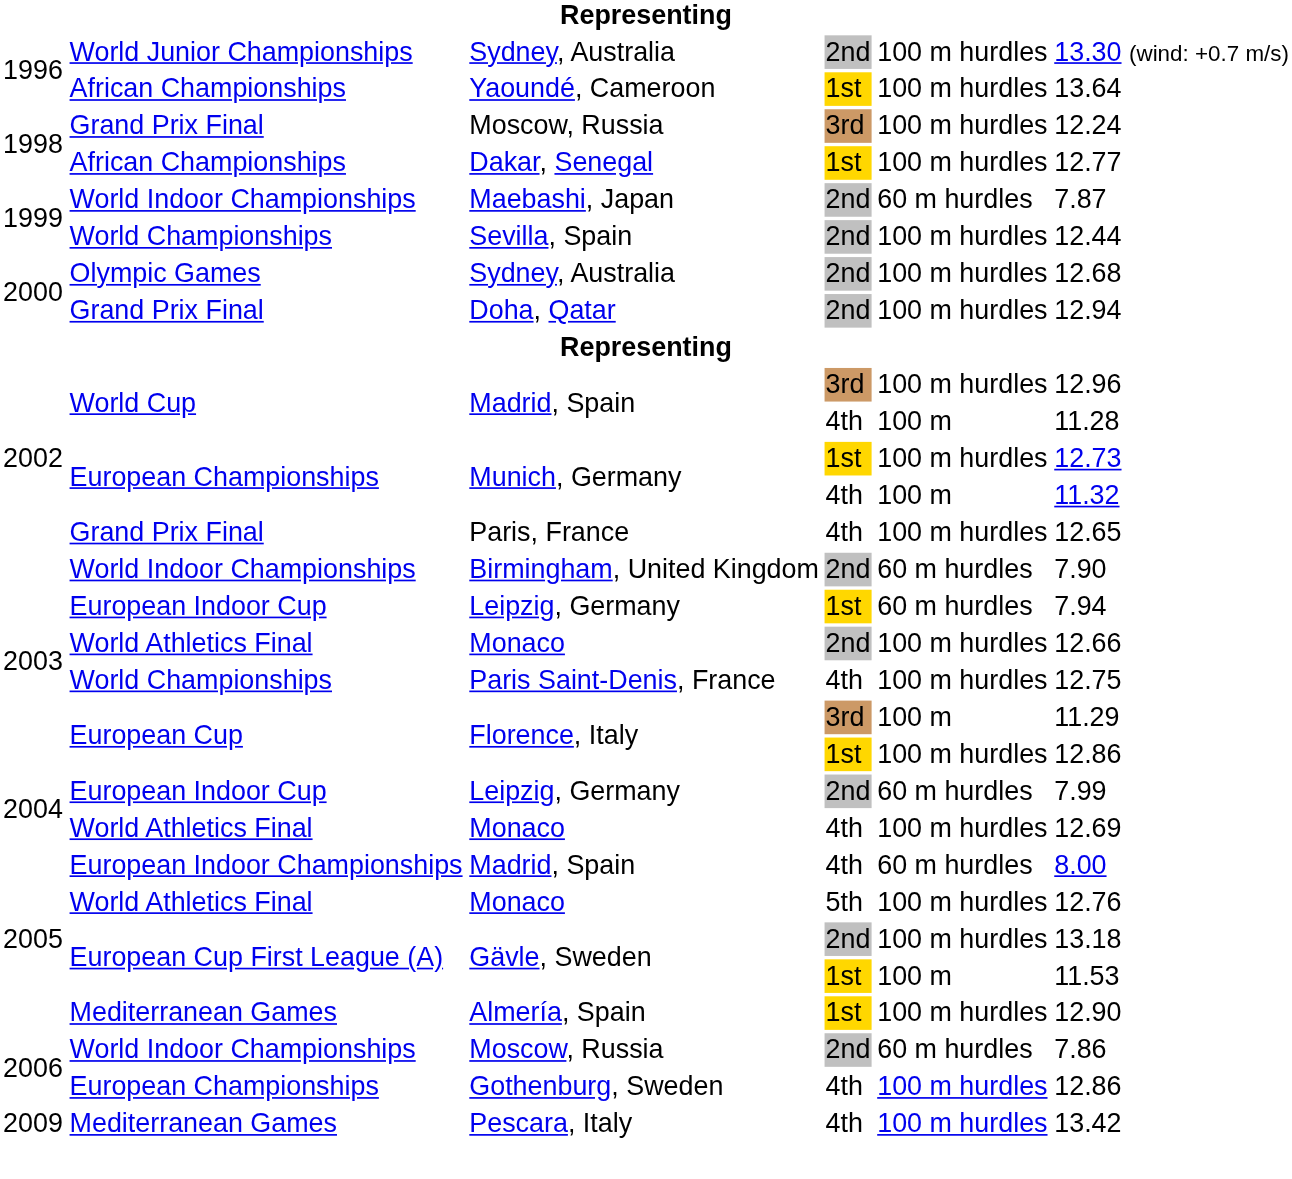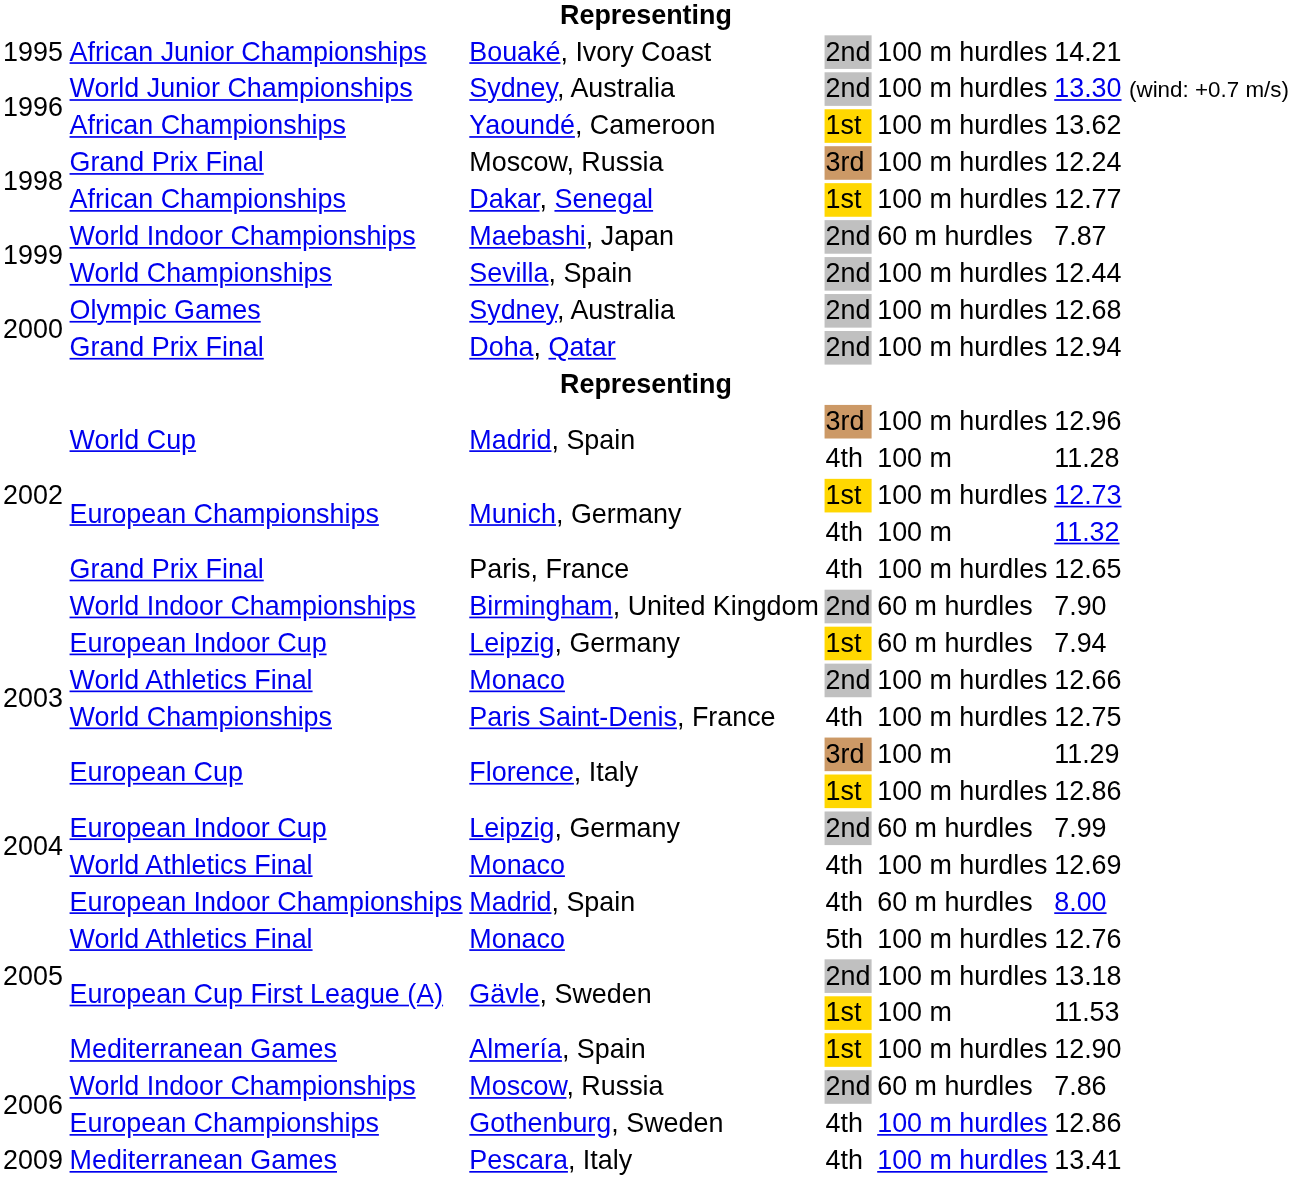+ row: (590, 51)
(1088, 88) 13.64 -> (1088, 125) 13.62
(1088, 1123) 13.42 -> (1088, 1160) 13.41
